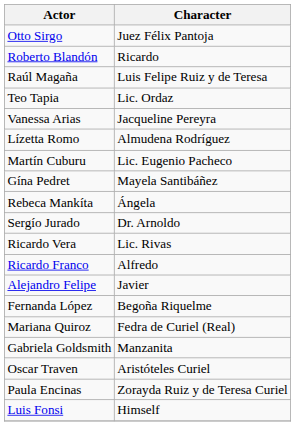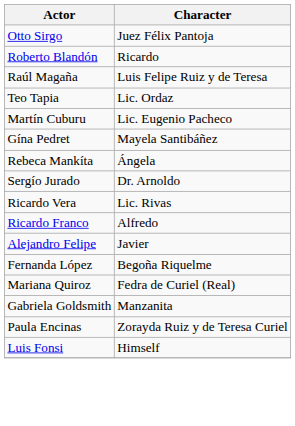- row: (44, 118)
- row: (43, 139)
- row: (43, 368)
